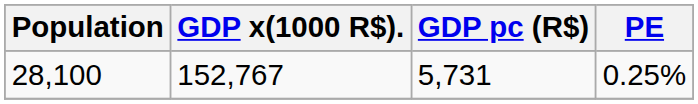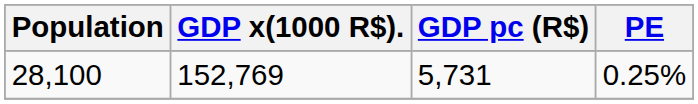(231, 74) 152,767 -> (231, 74) 152,769
